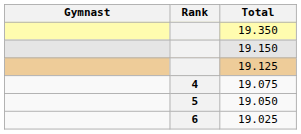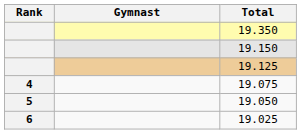columns swapped: (195, 14) <-> (87, 14)
